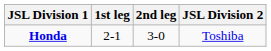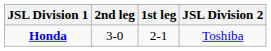columns swapped: (112, 14) <-> (156, 14)
